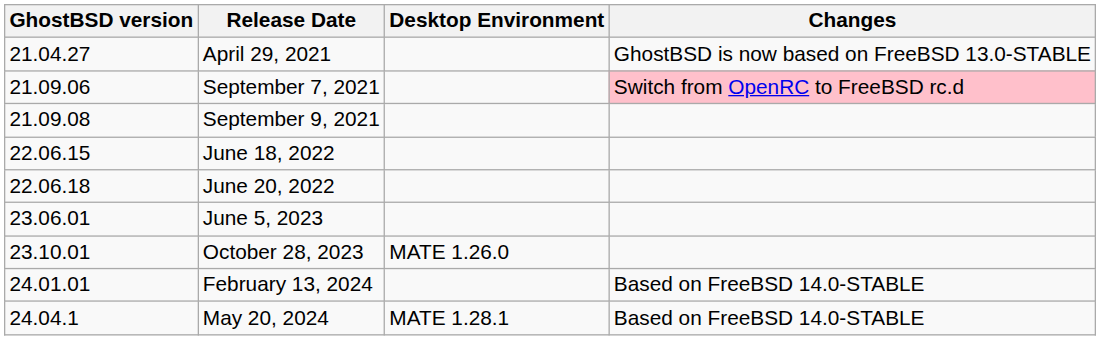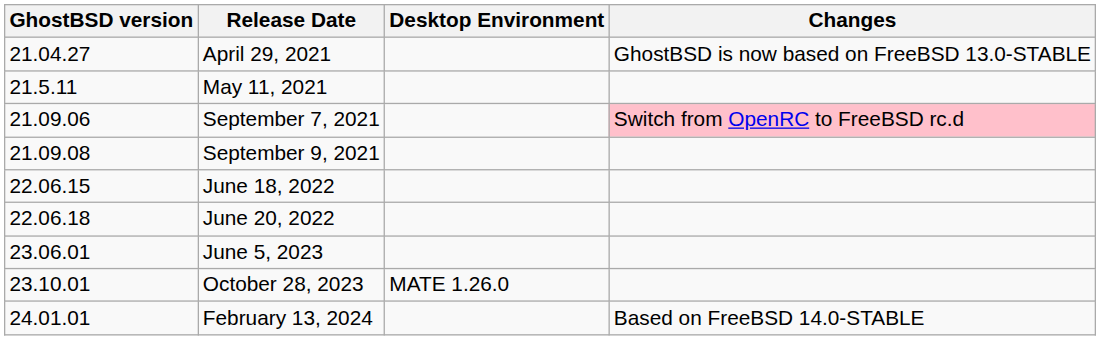+ row: (265, 86)
- row: (266, 317)
